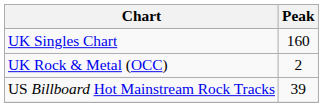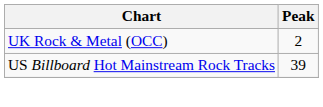- row: (63, 41)
